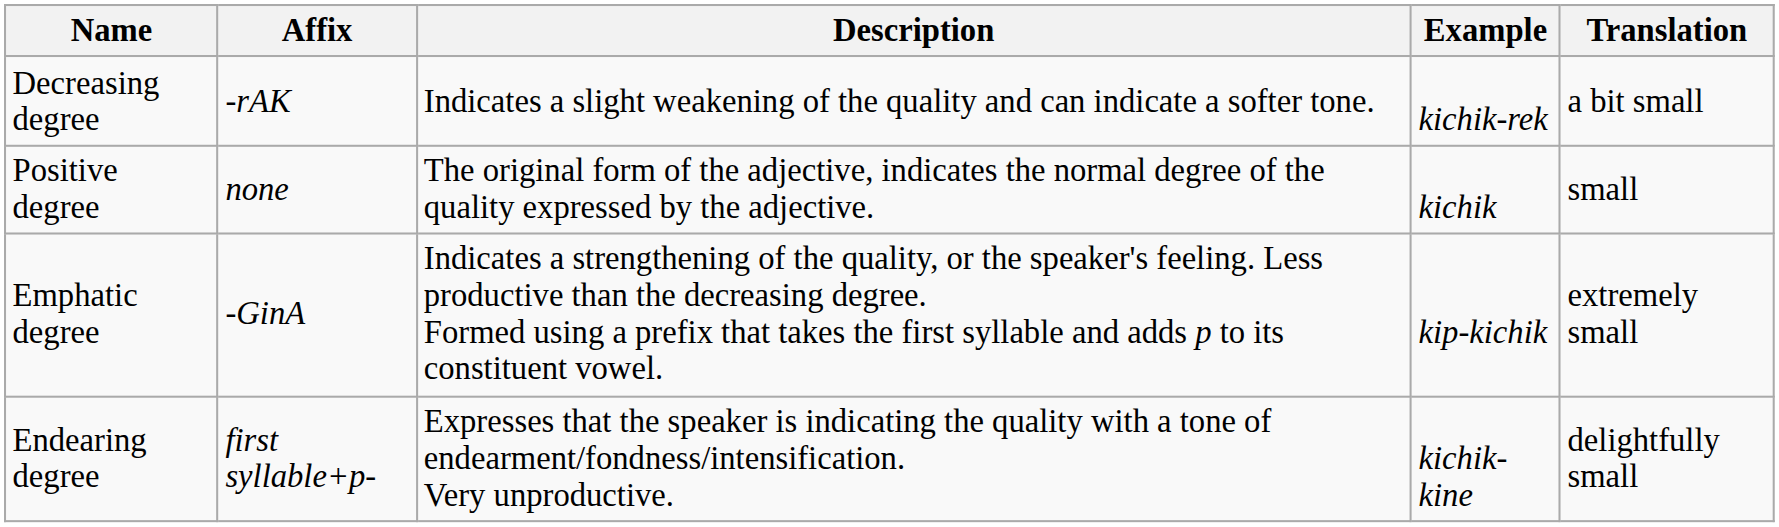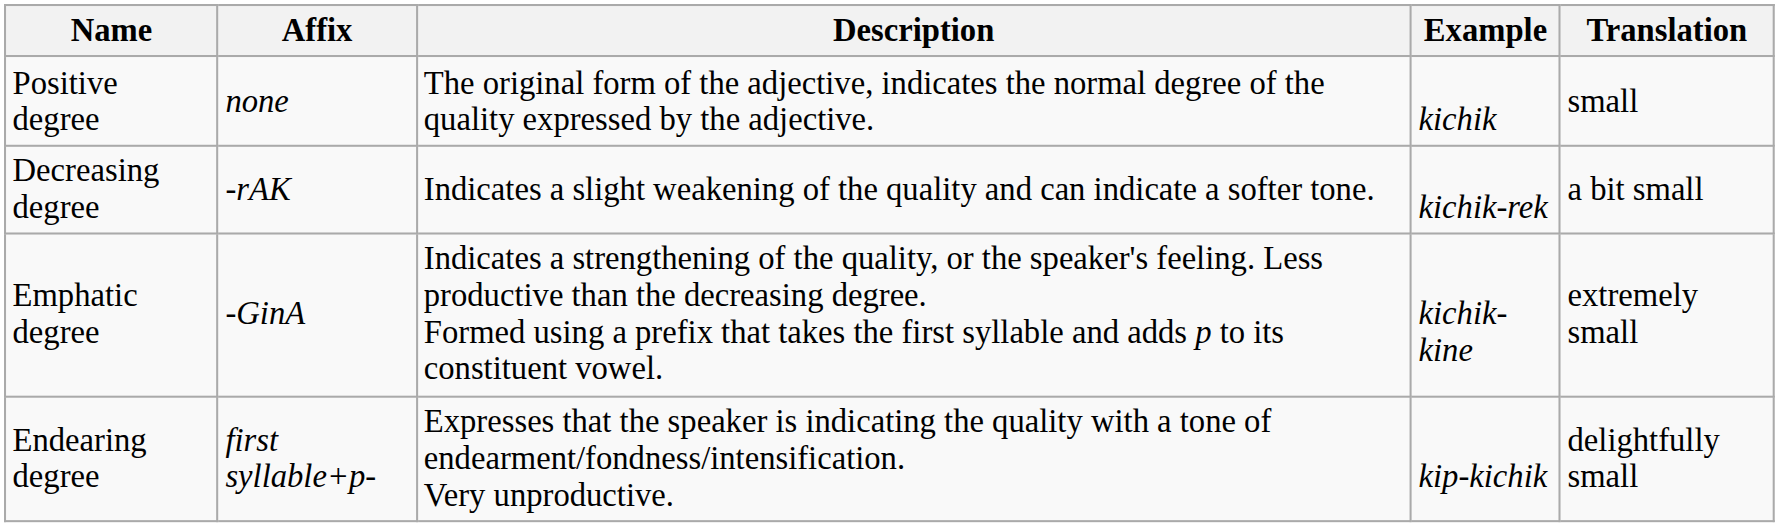rows swapped: (65, 188) <-> (86, 100)
(1483, 332) kip-kichik -> (1463, 332) kichik-kine
(1463, 476) kichik-kine -> (1483, 476) kip-kichik
